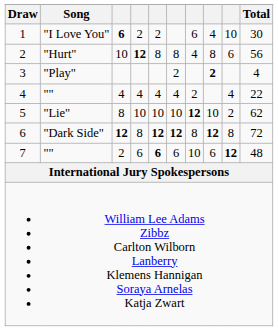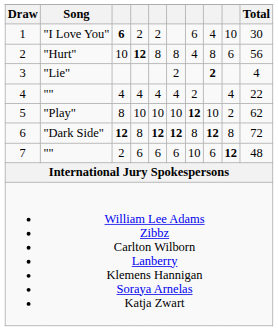(60, 73) "Play" -> (57, 73) "Lie"
(57, 113) "Lie" -> (60, 113) "Play"
(158, 152) bold -> (158, 152) normal
